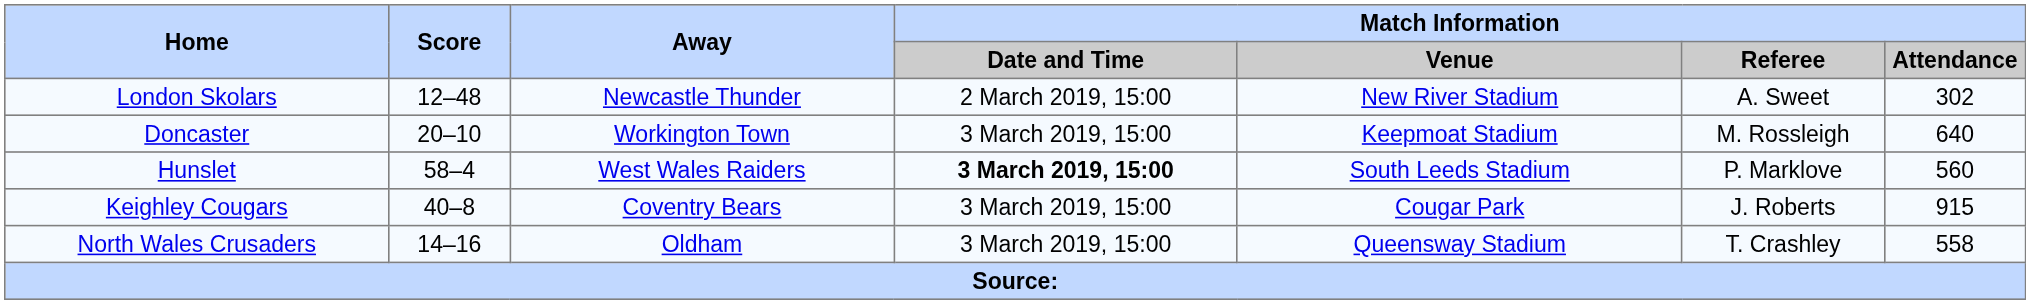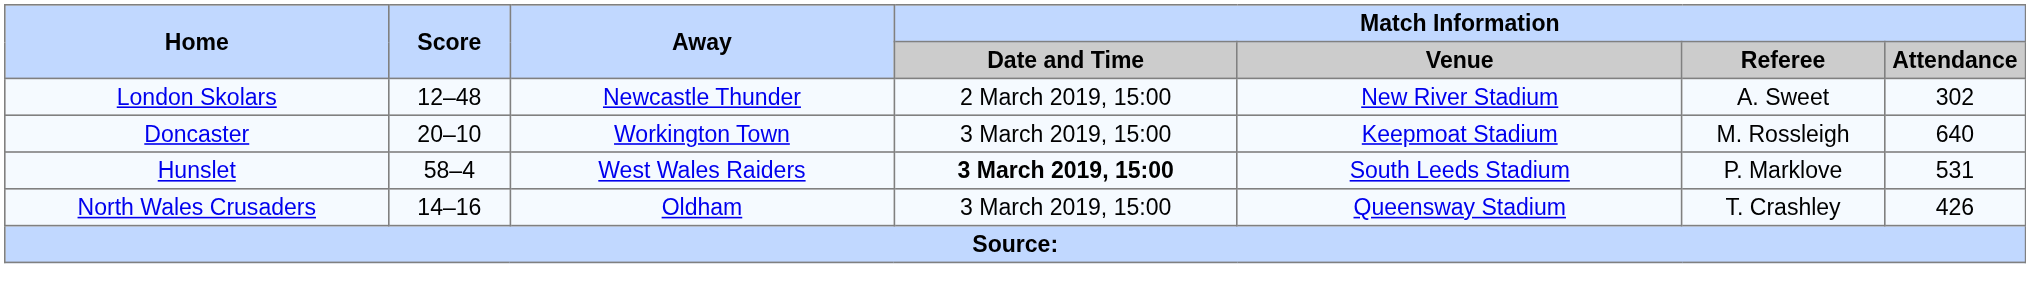(1955, 170) 560 -> (1955, 170) 531
- row: (197, 207)
(1955, 244) 558 -> (1955, 207) 426
